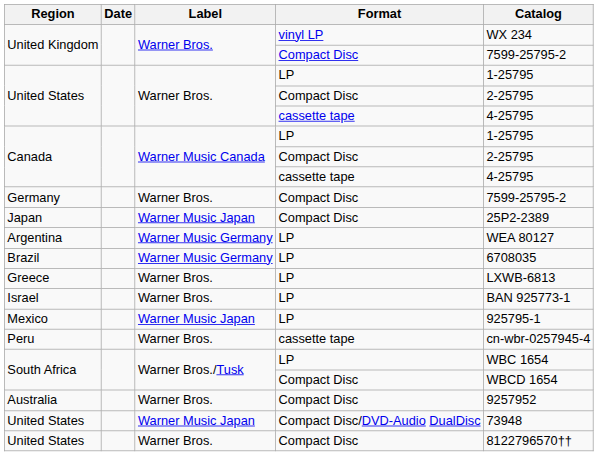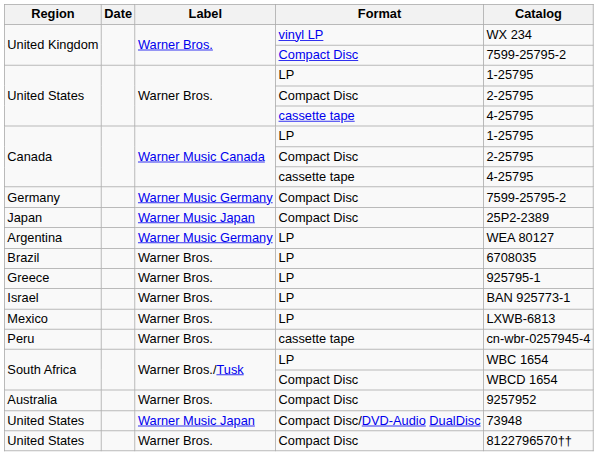(175, 197) Warner Bros. -> (205, 197) Warner Music Germany
(205, 258) Warner Music Germany -> (175, 258) Warner Bros.
(521, 278) LXWB-6813 -> (514, 278) 925795-1
(196, 319) Warner Music Japan -> (175, 319) Warner Bros.
(514, 319) 925795-1 -> (521, 319) LXWB-6813
